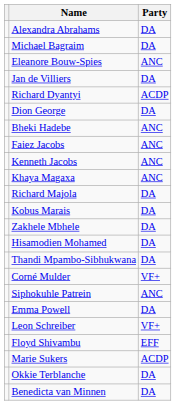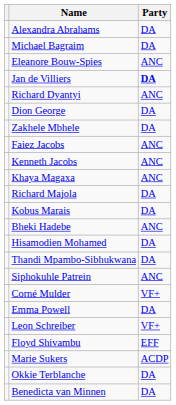(148, 78) normal -> (148, 78) bold
(155, 95) ACDP -> (152, 95) ANC
rows swapped: (41, 128) <-> (45, 227)
rows swapped: (41, 276) <-> (51, 293)
